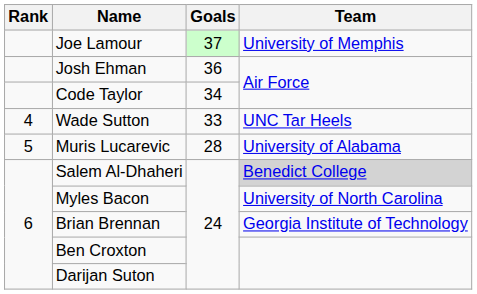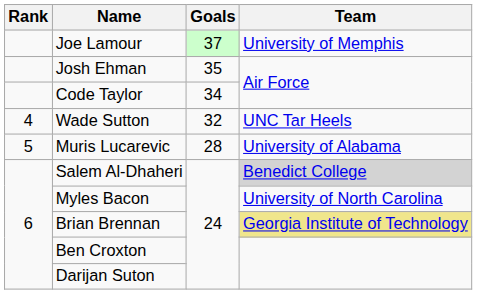(213, 69) 36 -> (213, 69) 35
(213, 120) 33 -> (213, 120) 32
(355, 224) no background -> (355, 224) khaki background
